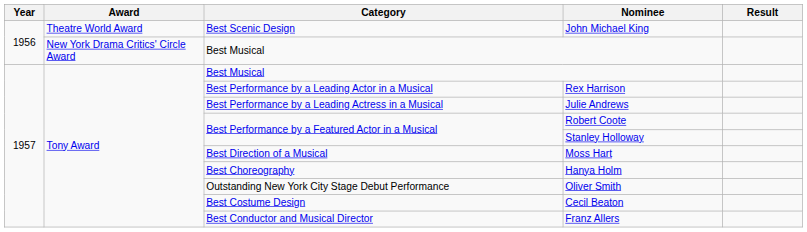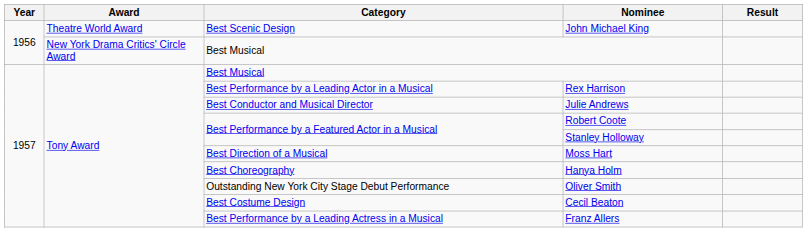(325, 105) Best Performance by a Leading Actress in a Musical -> (290, 105) Best Conductor and Musical Director
(290, 219) Best Conductor and Musical Director -> (325, 219) Best Performance by a Leading Actress in a Musical
